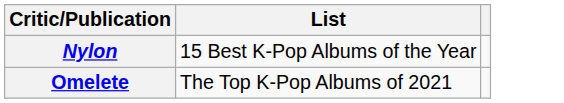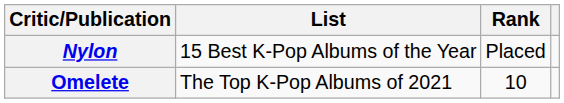+ column: (516, 20)
